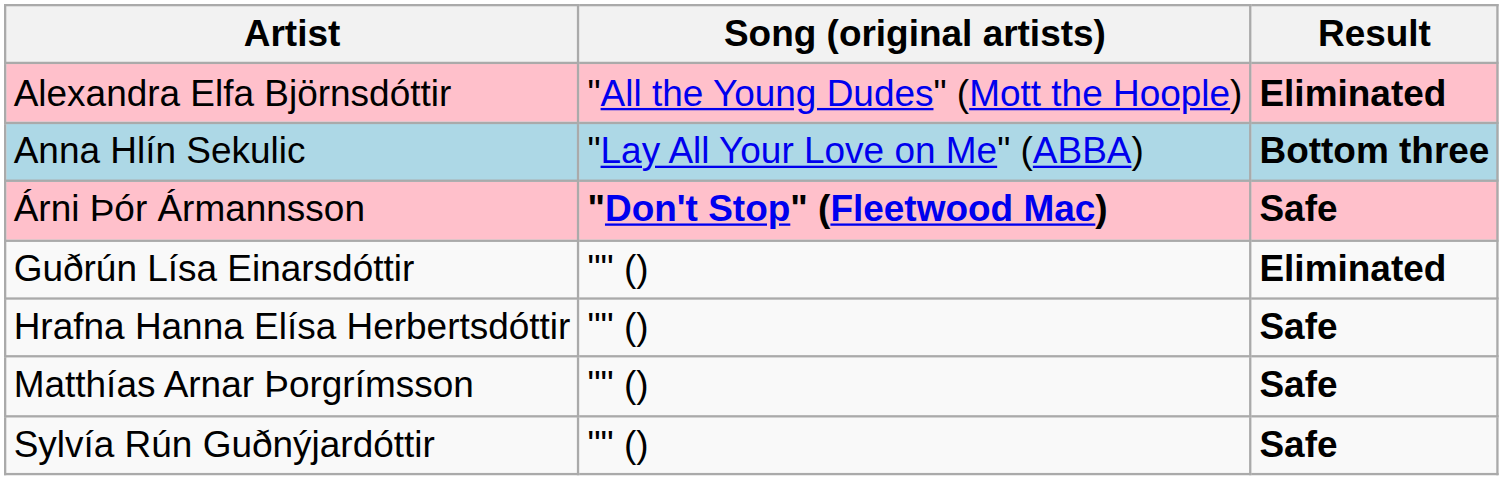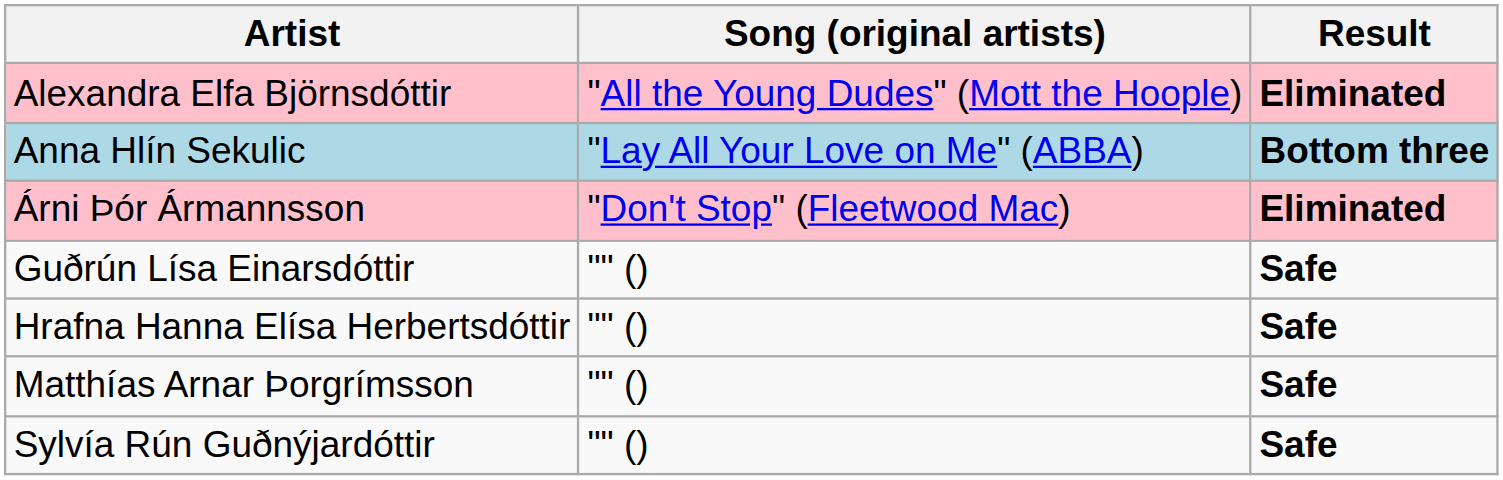(848, 209) bold -> (829, 209) normal
(1298, 209) Safe -> (1353, 209) Eliminated
(1353, 268) Eliminated -> (1298, 268) Safe
